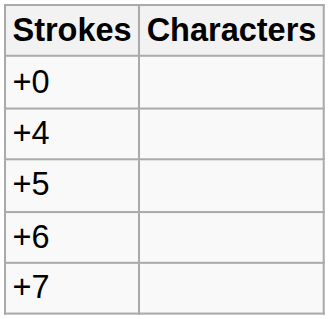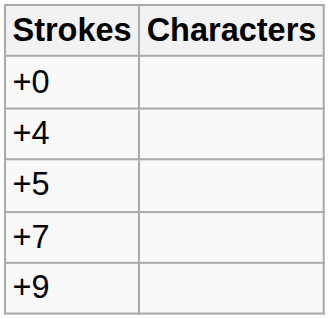- row: (31, 236)
+ row: (31, 287)
